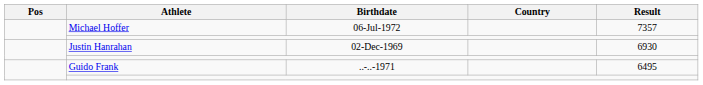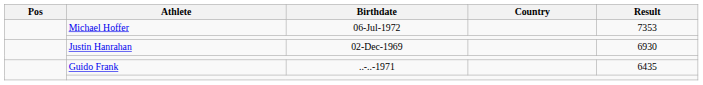(647, 27) 7357 -> (647, 27) 7353
(647, 67) 6495 -> (647, 67) 6435
